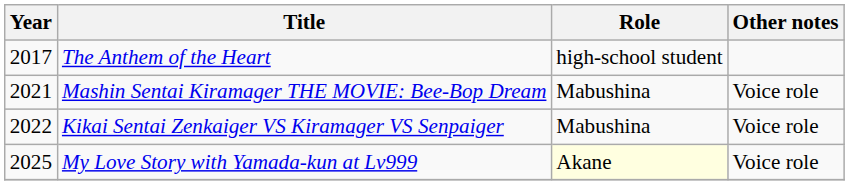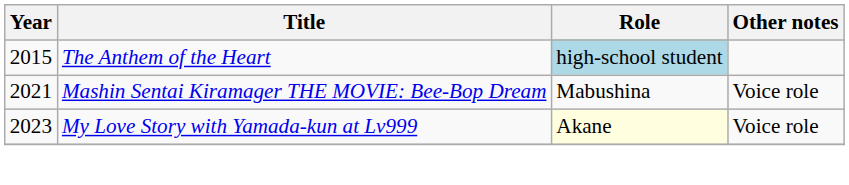(31, 57) 2017 -> (31, 57) 2015
(639, 57) no background -> (639, 57) lightblue background
- row: (283, 127)
(31, 161) 2025 -> (31, 127) 2023
